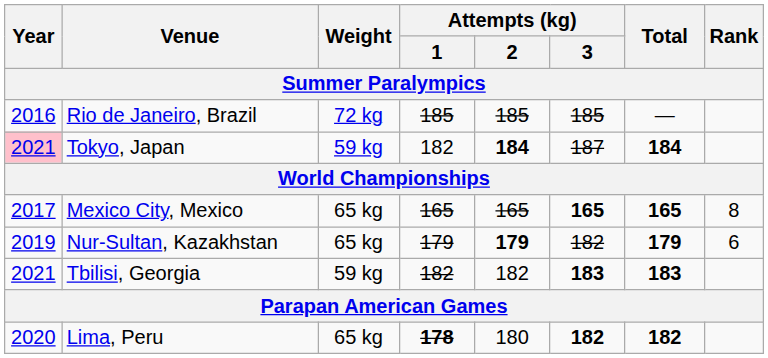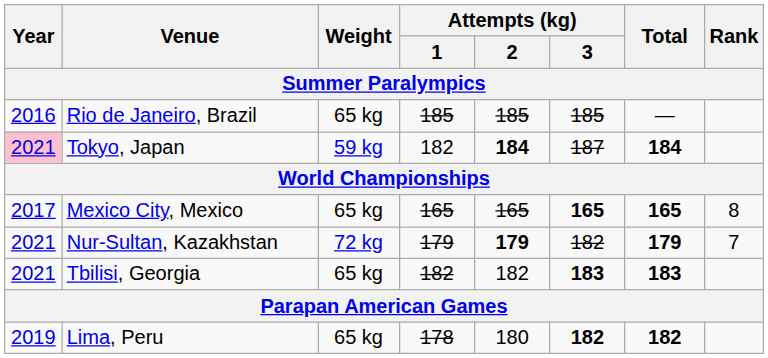(359, 115) 72 kg -> (359, 115) 65 kg
(33, 242) 2019 -> (33, 242) 2021
(359, 242) 65 kg -> (359, 242) 72 kg
(734, 242) 6 -> (734, 242) 7
(359, 274) 59 kg -> (359, 274) 65 kg
(33, 337) 2020 -> (33, 337) 2019
(437, 337) bold -> (437, 337) normal
